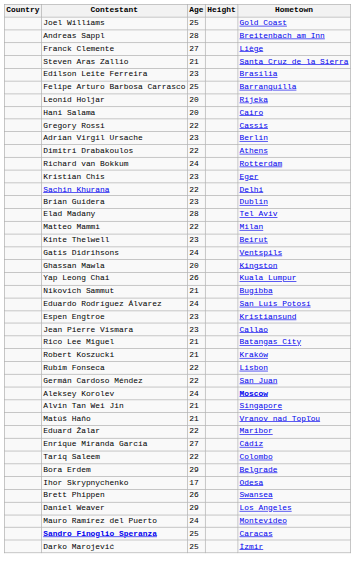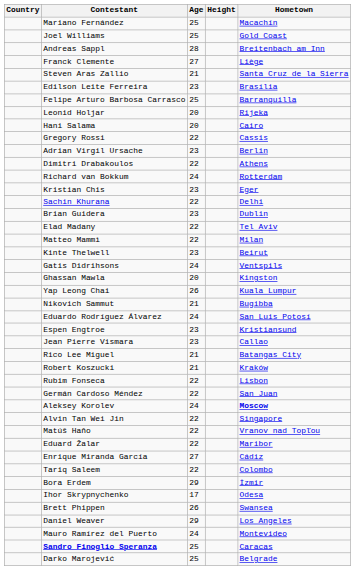+ row: (84, 24)
(194, 215) 28 -> (194, 228) 22
(194, 407) 21 -> (194, 419) 22
(194, 419) 21 -> (194, 432) 22
(258, 470) Belgrade -> (251, 483) İzmir
(251, 547) İzmir -> (258, 560) Belgrade
